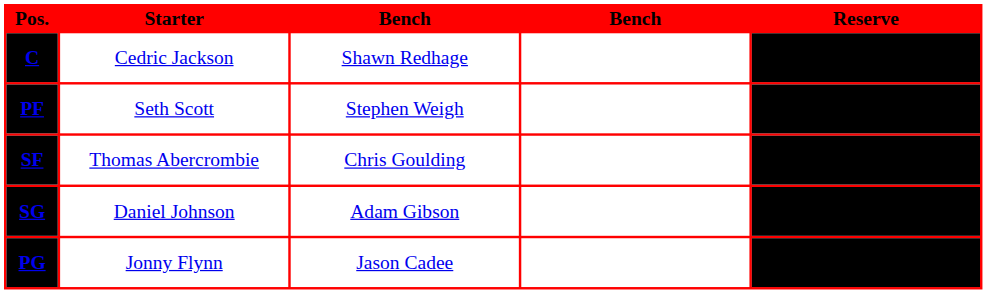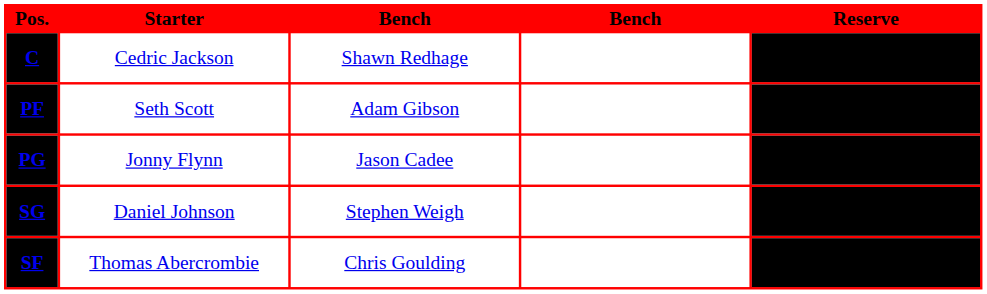(405, 108) Stephen Weigh -> (405, 108) Adam Gibson
rows swapped: (32, 160) <-> (32, 262)
(405, 211) Adam Gibson -> (405, 211) Stephen Weigh
